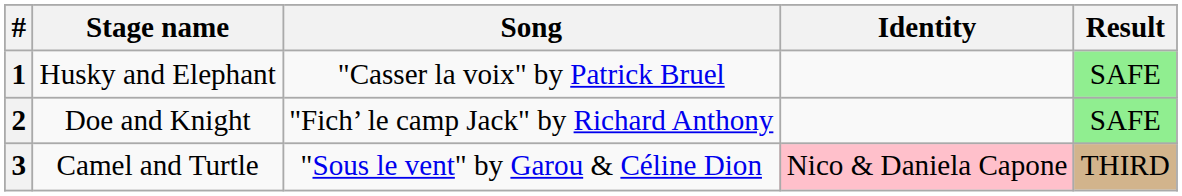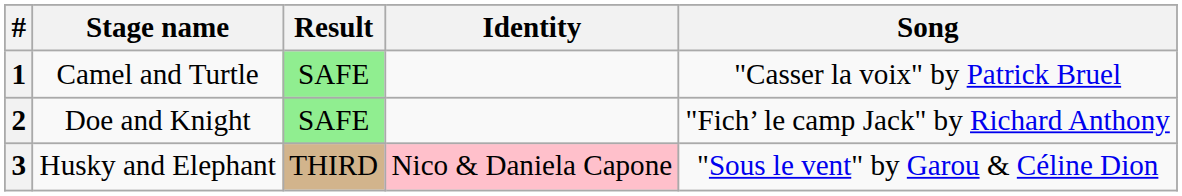columns swapped: (531, 27) <-> (1125, 27)
(158, 73) Husky and Elephant -> (158, 73) Camel and Turtle
(158, 166) Camel and Turtle -> (158, 166) Husky and Elephant
